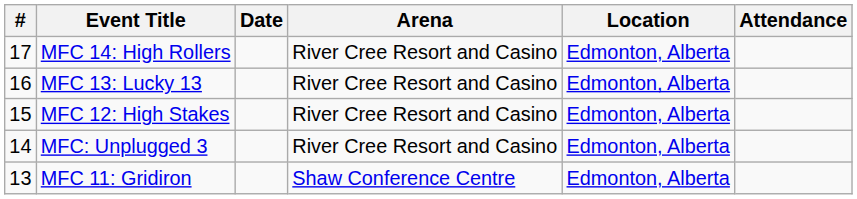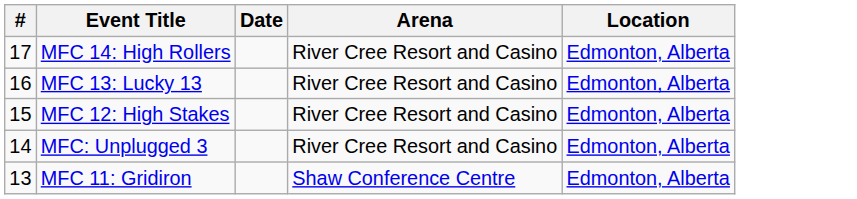- column: (793, 21)
